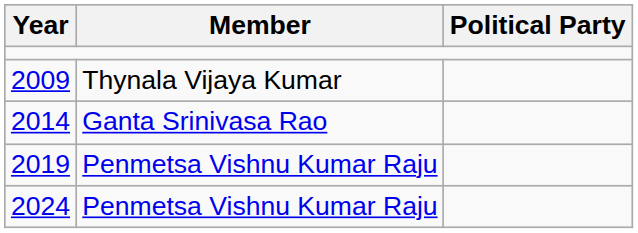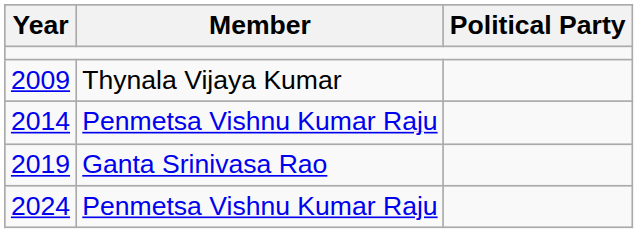(205, 122) Ganta Srinivasa Rao -> (260, 122) Penmetsa Vishnu Kumar Raju
(260, 164) Penmetsa Vishnu Kumar Raju -> (205, 164) Ganta Srinivasa Rao
